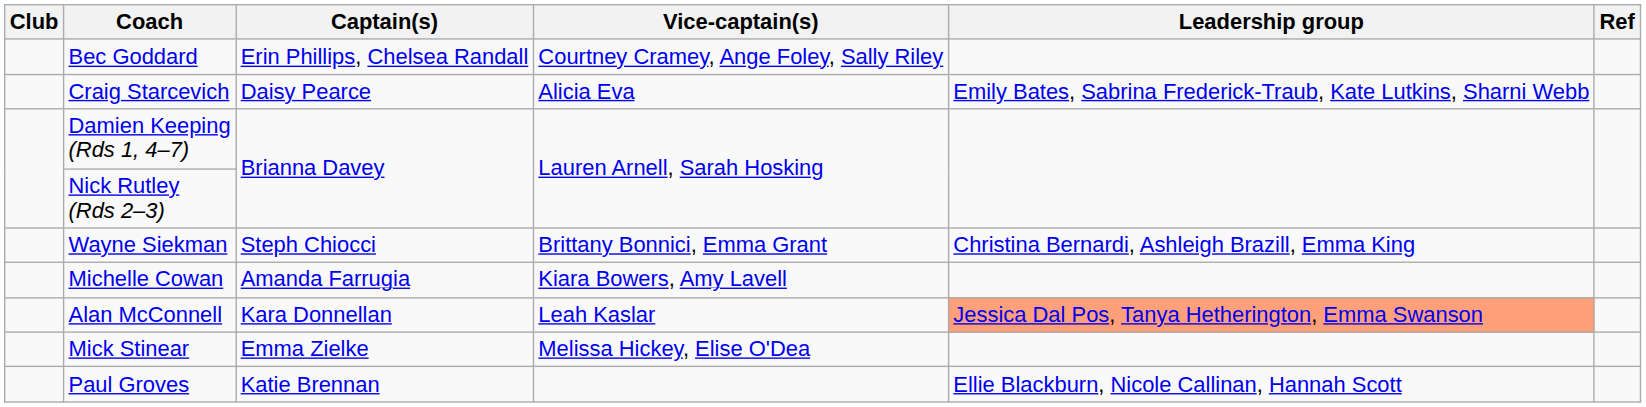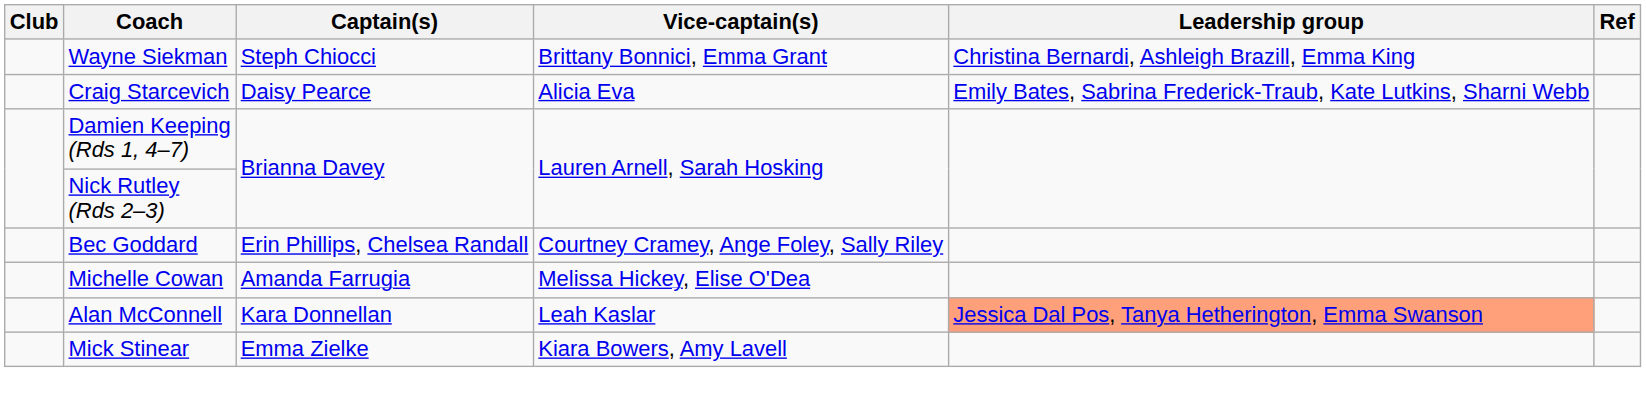rows swapped: (133, 56) <-> (148, 245)
(663, 279) Kiara Bowers, Amy Lavell -> (674, 279) Melissa Hickey, Elise O'Dea
(674, 349) Melissa Hickey, Elise O'Dea -> (663, 349) Kiara Bowers, Amy Lavell
- row: (129, 384)
